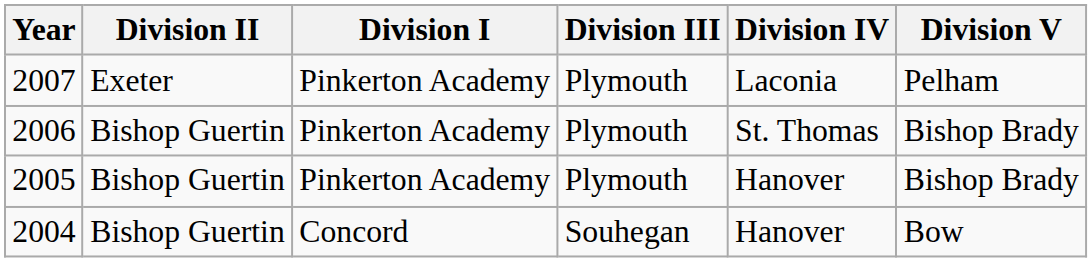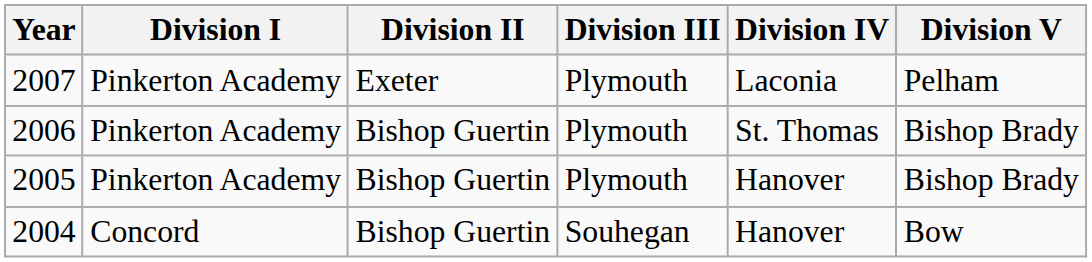columns swapped: (425, 29) <-> (187, 29)
